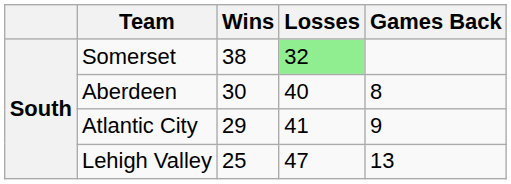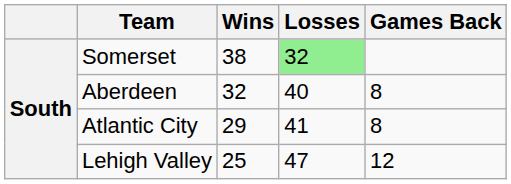(234, 91) 30 -> (234, 91) 32
(376, 126) 9 -> (376, 126) 8
(382, 160) 13 -> (382, 160) 12
